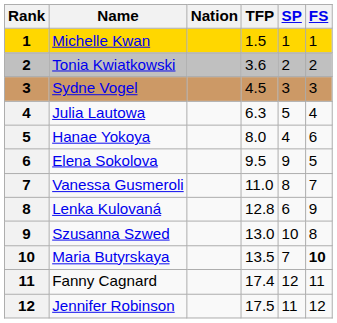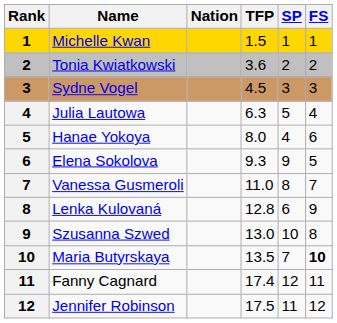(256, 161) 9.5 -> (256, 161) 9.3
